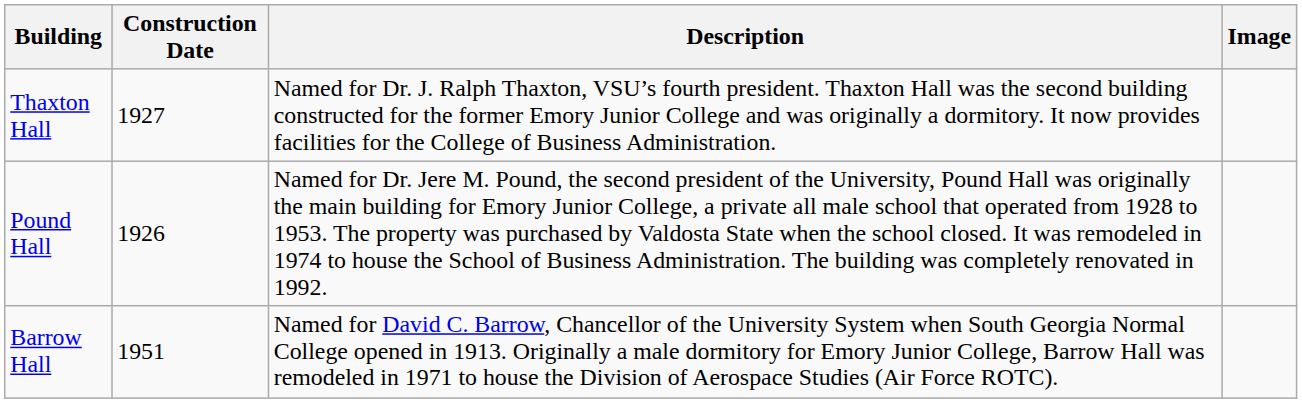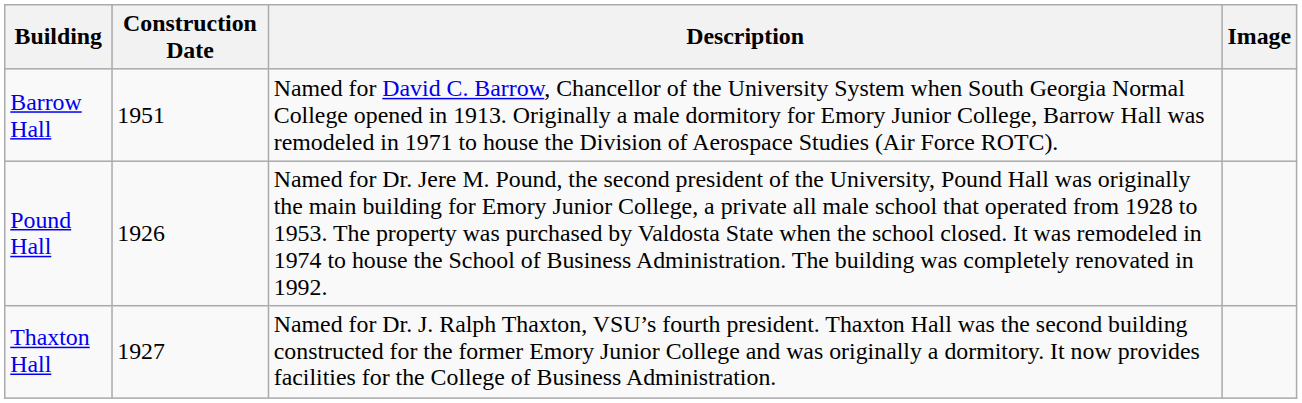rows swapped: (46, 351) <-> (50, 114)
